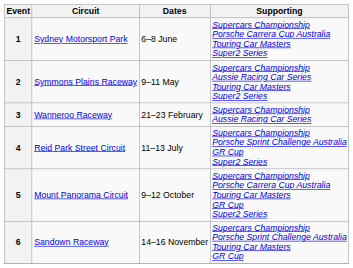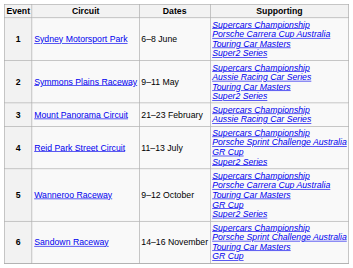(73, 114) Wanneroo Raceway -> (81, 114) Mount Panorama Circuit
(81, 195) Mount Panorama Circuit -> (73, 195) Wanneroo Raceway
